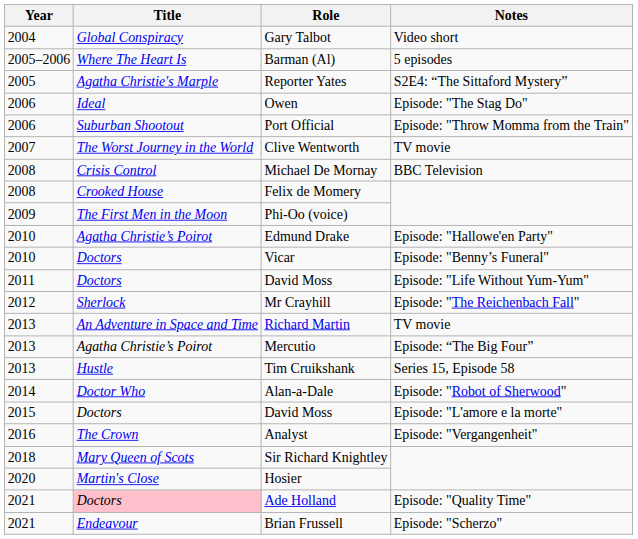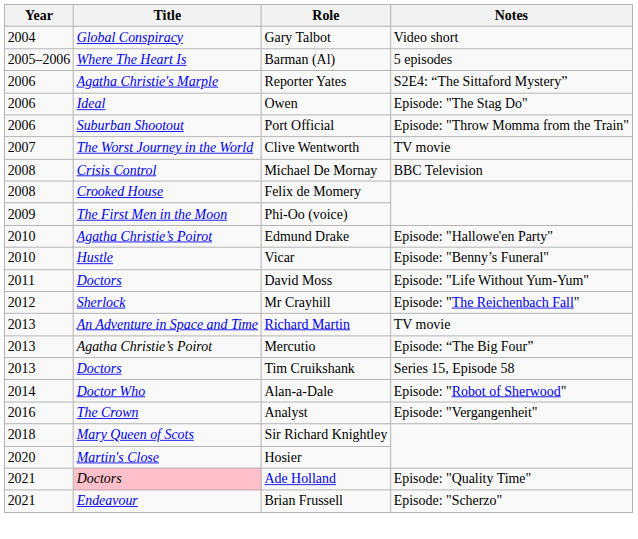(22, 81) 2005 -> (22, 81) 2006
(99, 258) Doctors -> (95, 258) Hustle
(95, 368) Hustle -> (99, 368) Doctors
- row: (298, 412)
